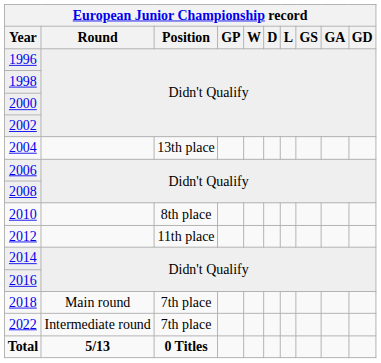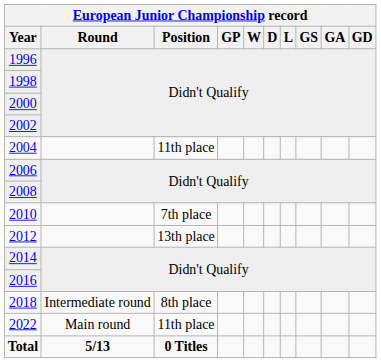(186, 147) 13th place -> (186, 147) 11th place
(186, 214) 8th place -> (186, 214) 7th place
(186, 236) 11th place -> (186, 236) 13th place
(98, 302) Main round -> (98, 302) Intermediate round
(186, 302) 7th place -> (186, 302) 8th place
(98, 324) Intermediate round -> (98, 324) Main round
(186, 324) 7th place -> (186, 324) 11th place
